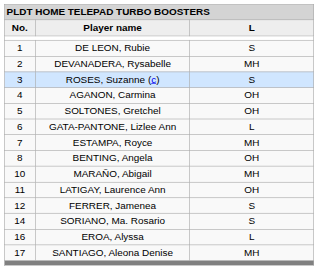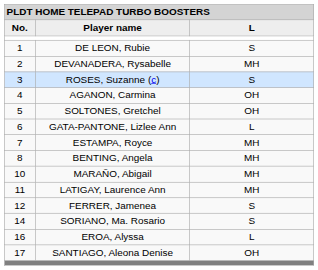(252, 158) OH -> (252, 158) MH
(252, 189) OH -> (252, 189) MH
(252, 252) MH -> (252, 252) OH
